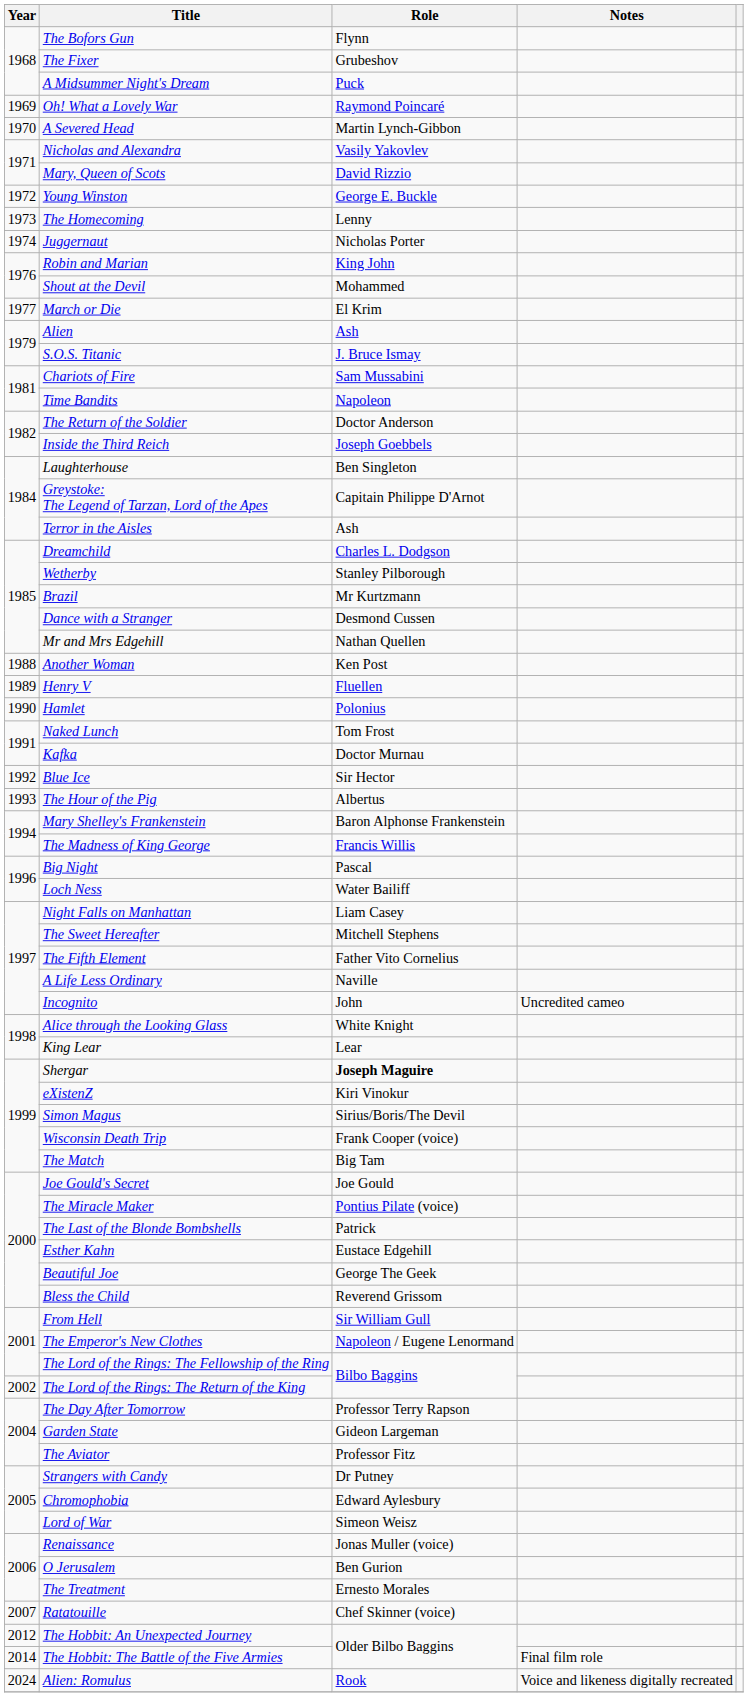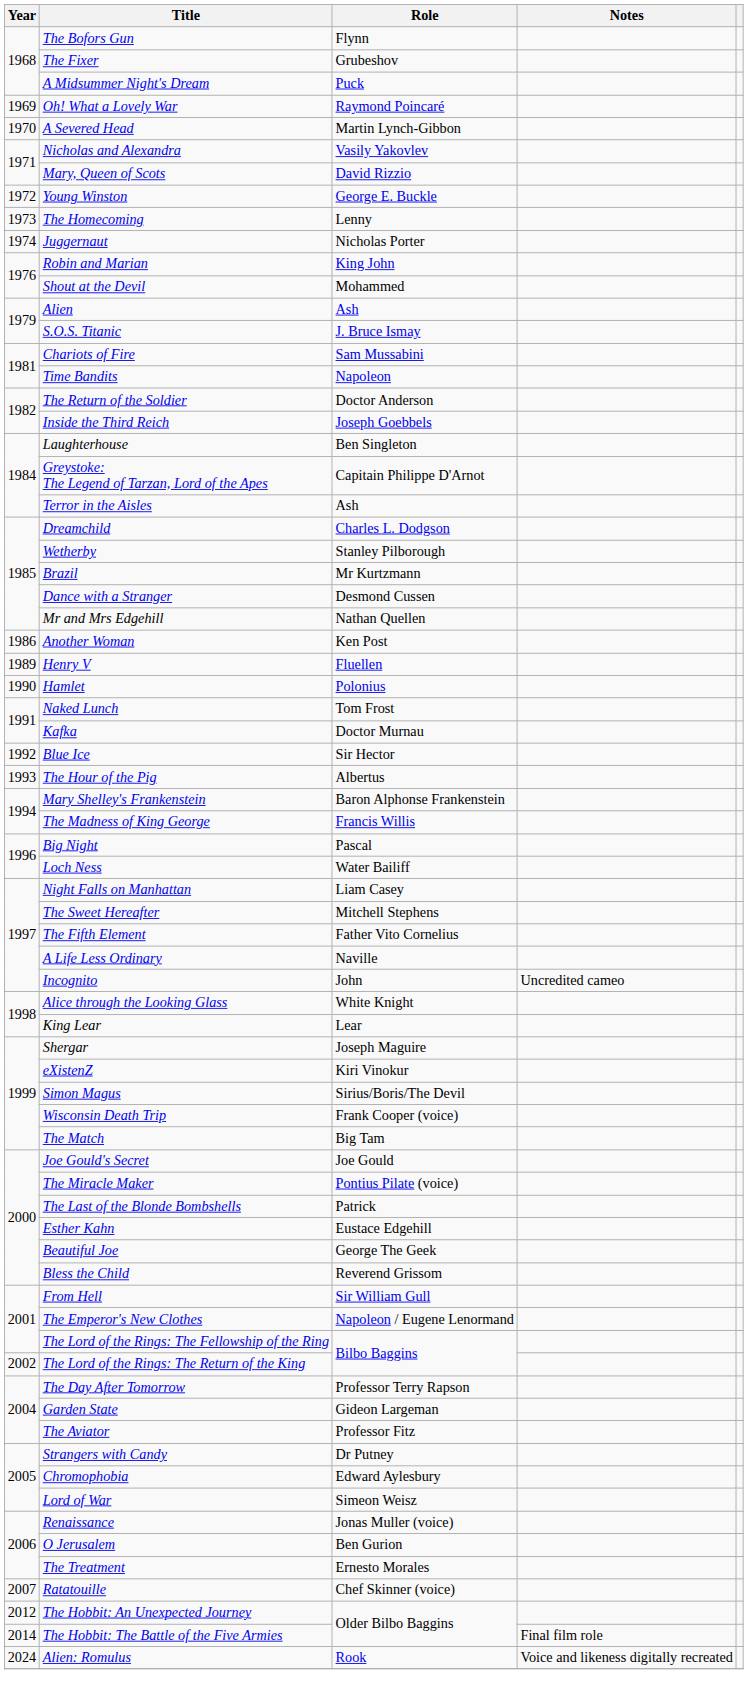- row: (82, 309)
(22, 664) 1988 -> (22, 641) 1986
(384, 1070) bold -> (381, 1048) normal
